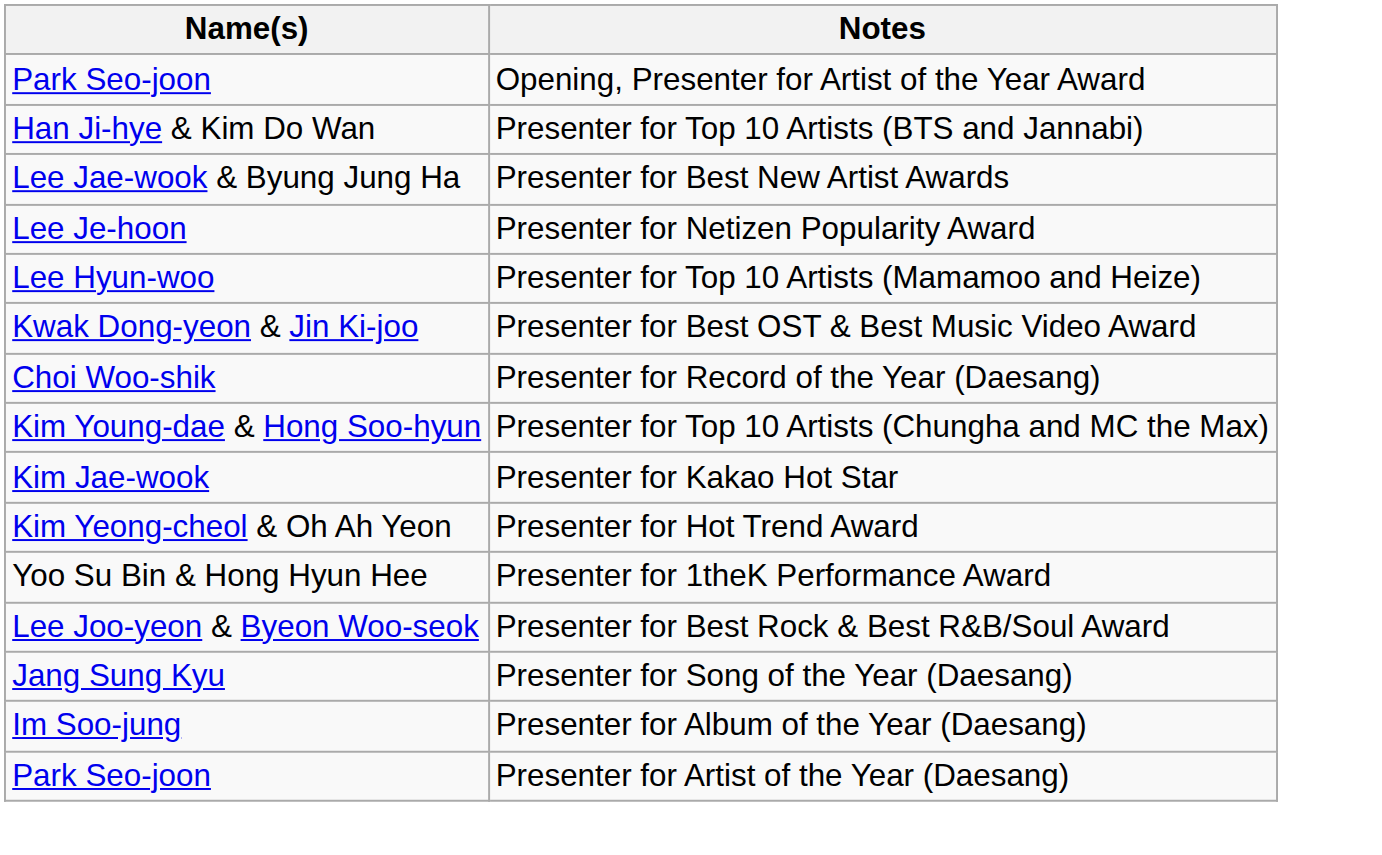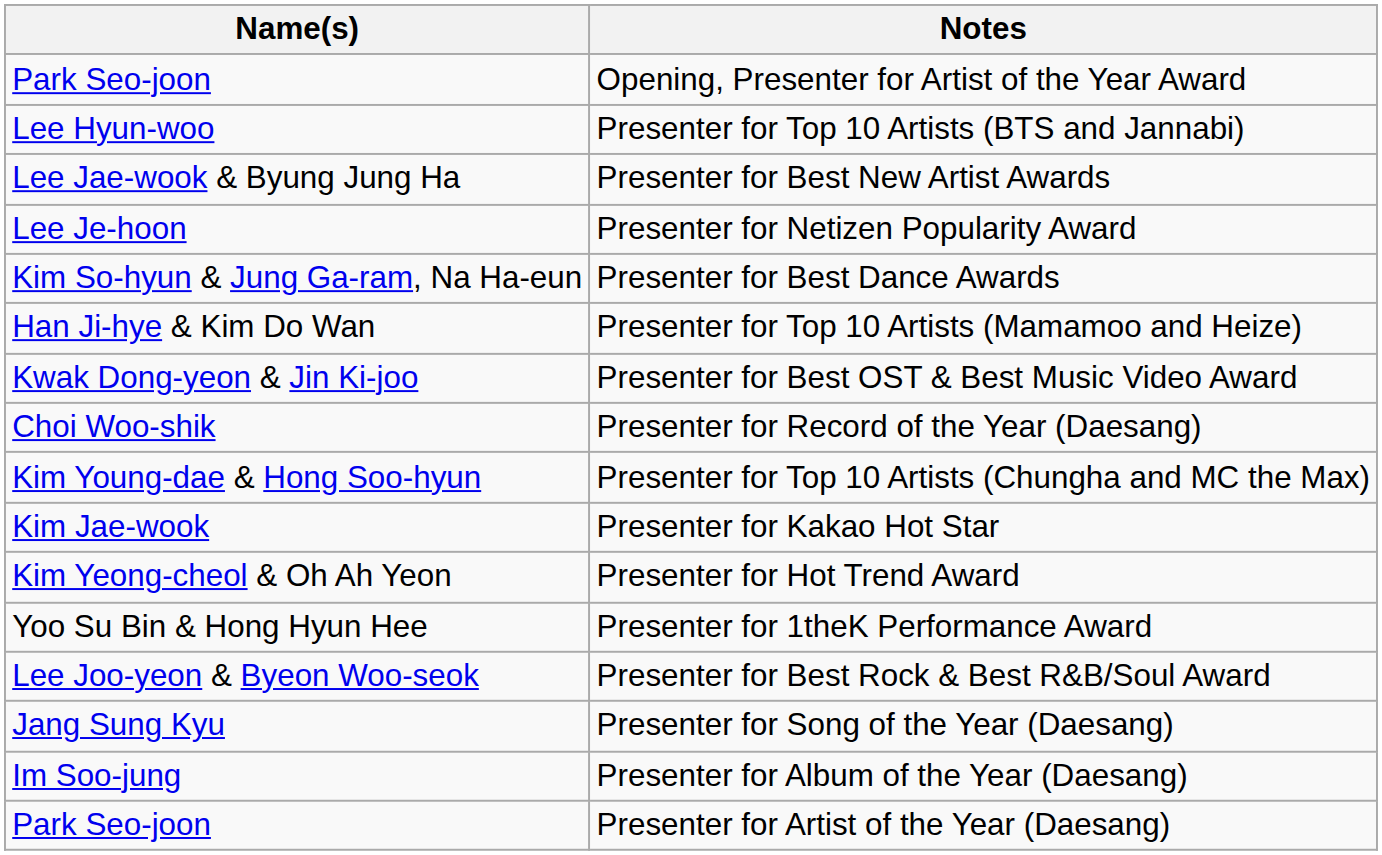(194, 128) Han Ji-hye & Kim Do Wan -> (113, 128) Lee Hyun-woo
+ row: (828, 278)
(113, 278) Lee Hyun-woo -> (194, 327) Han Ji-hye & Kim Do Wan
